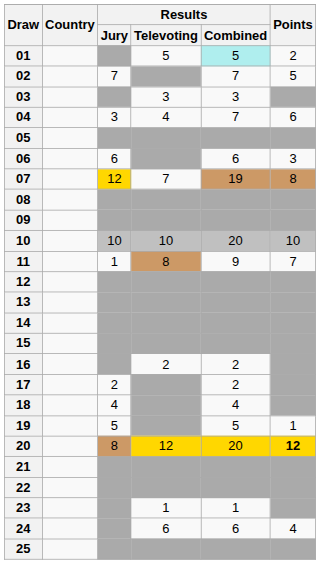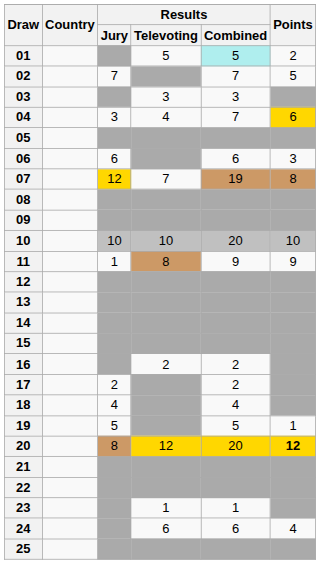(293, 117) no background -> (293, 117) gold background
(293, 261) 7 -> (293, 261) 9
